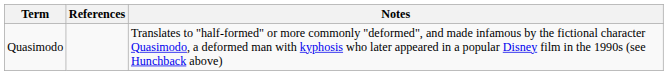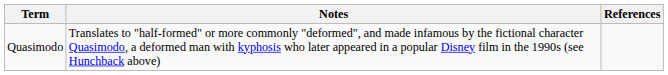columns swapped: (396, 14) <-> (97, 14)
